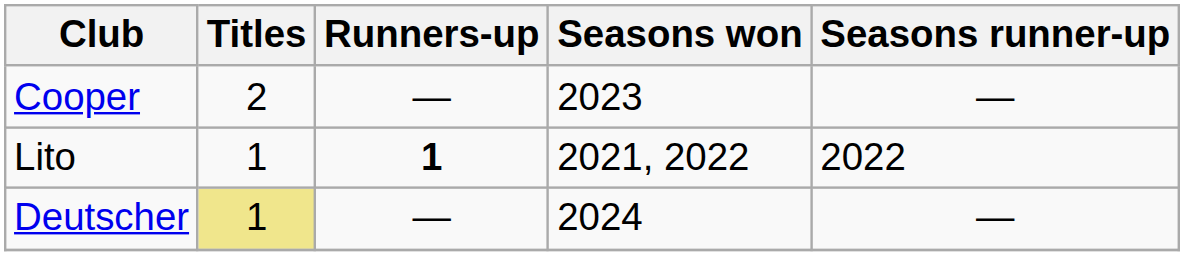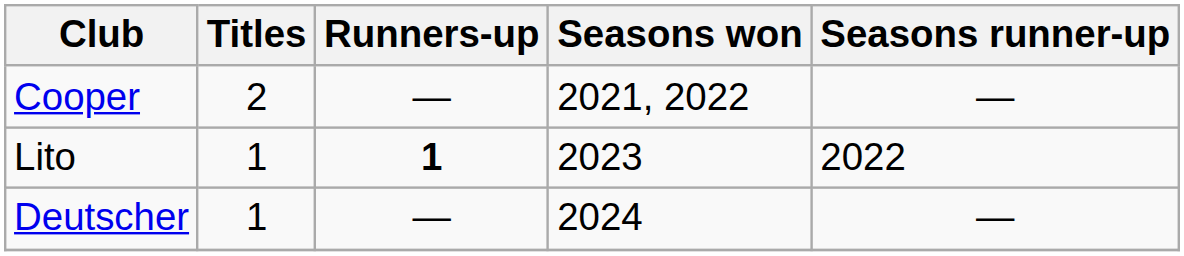(600, 95) 2023 -> (653, 95) 2021, 2022
(653, 156) 2021, 2022 -> (600, 156) 2023
(257, 217) khaki background -> (257, 217) no background
